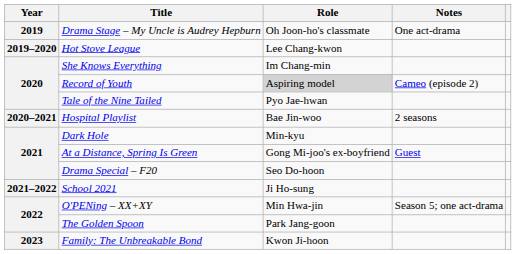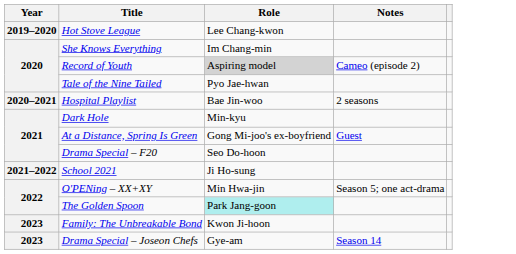- row: (161, 30)
(300, 223) no background -> (242, 205) paleturquoise background
+ row: (130, 240)
